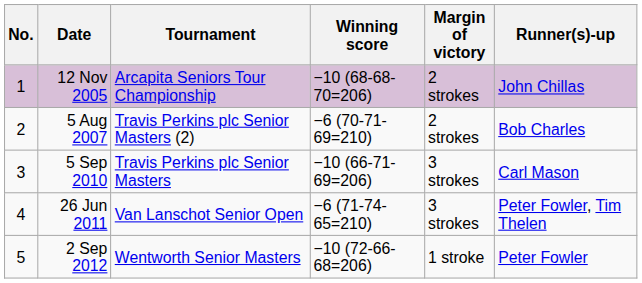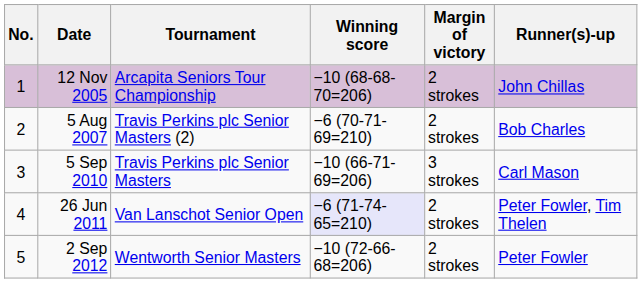(350, 215) no background -> (350, 215) lavender background
(453, 215) 3 strokes -> (453, 215) 2 strokes
(456, 257) 1 stroke -> (453, 257) 2 strokes
